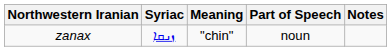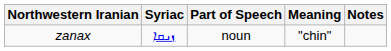columns swapped: (295, 14) <-> (217, 14)
